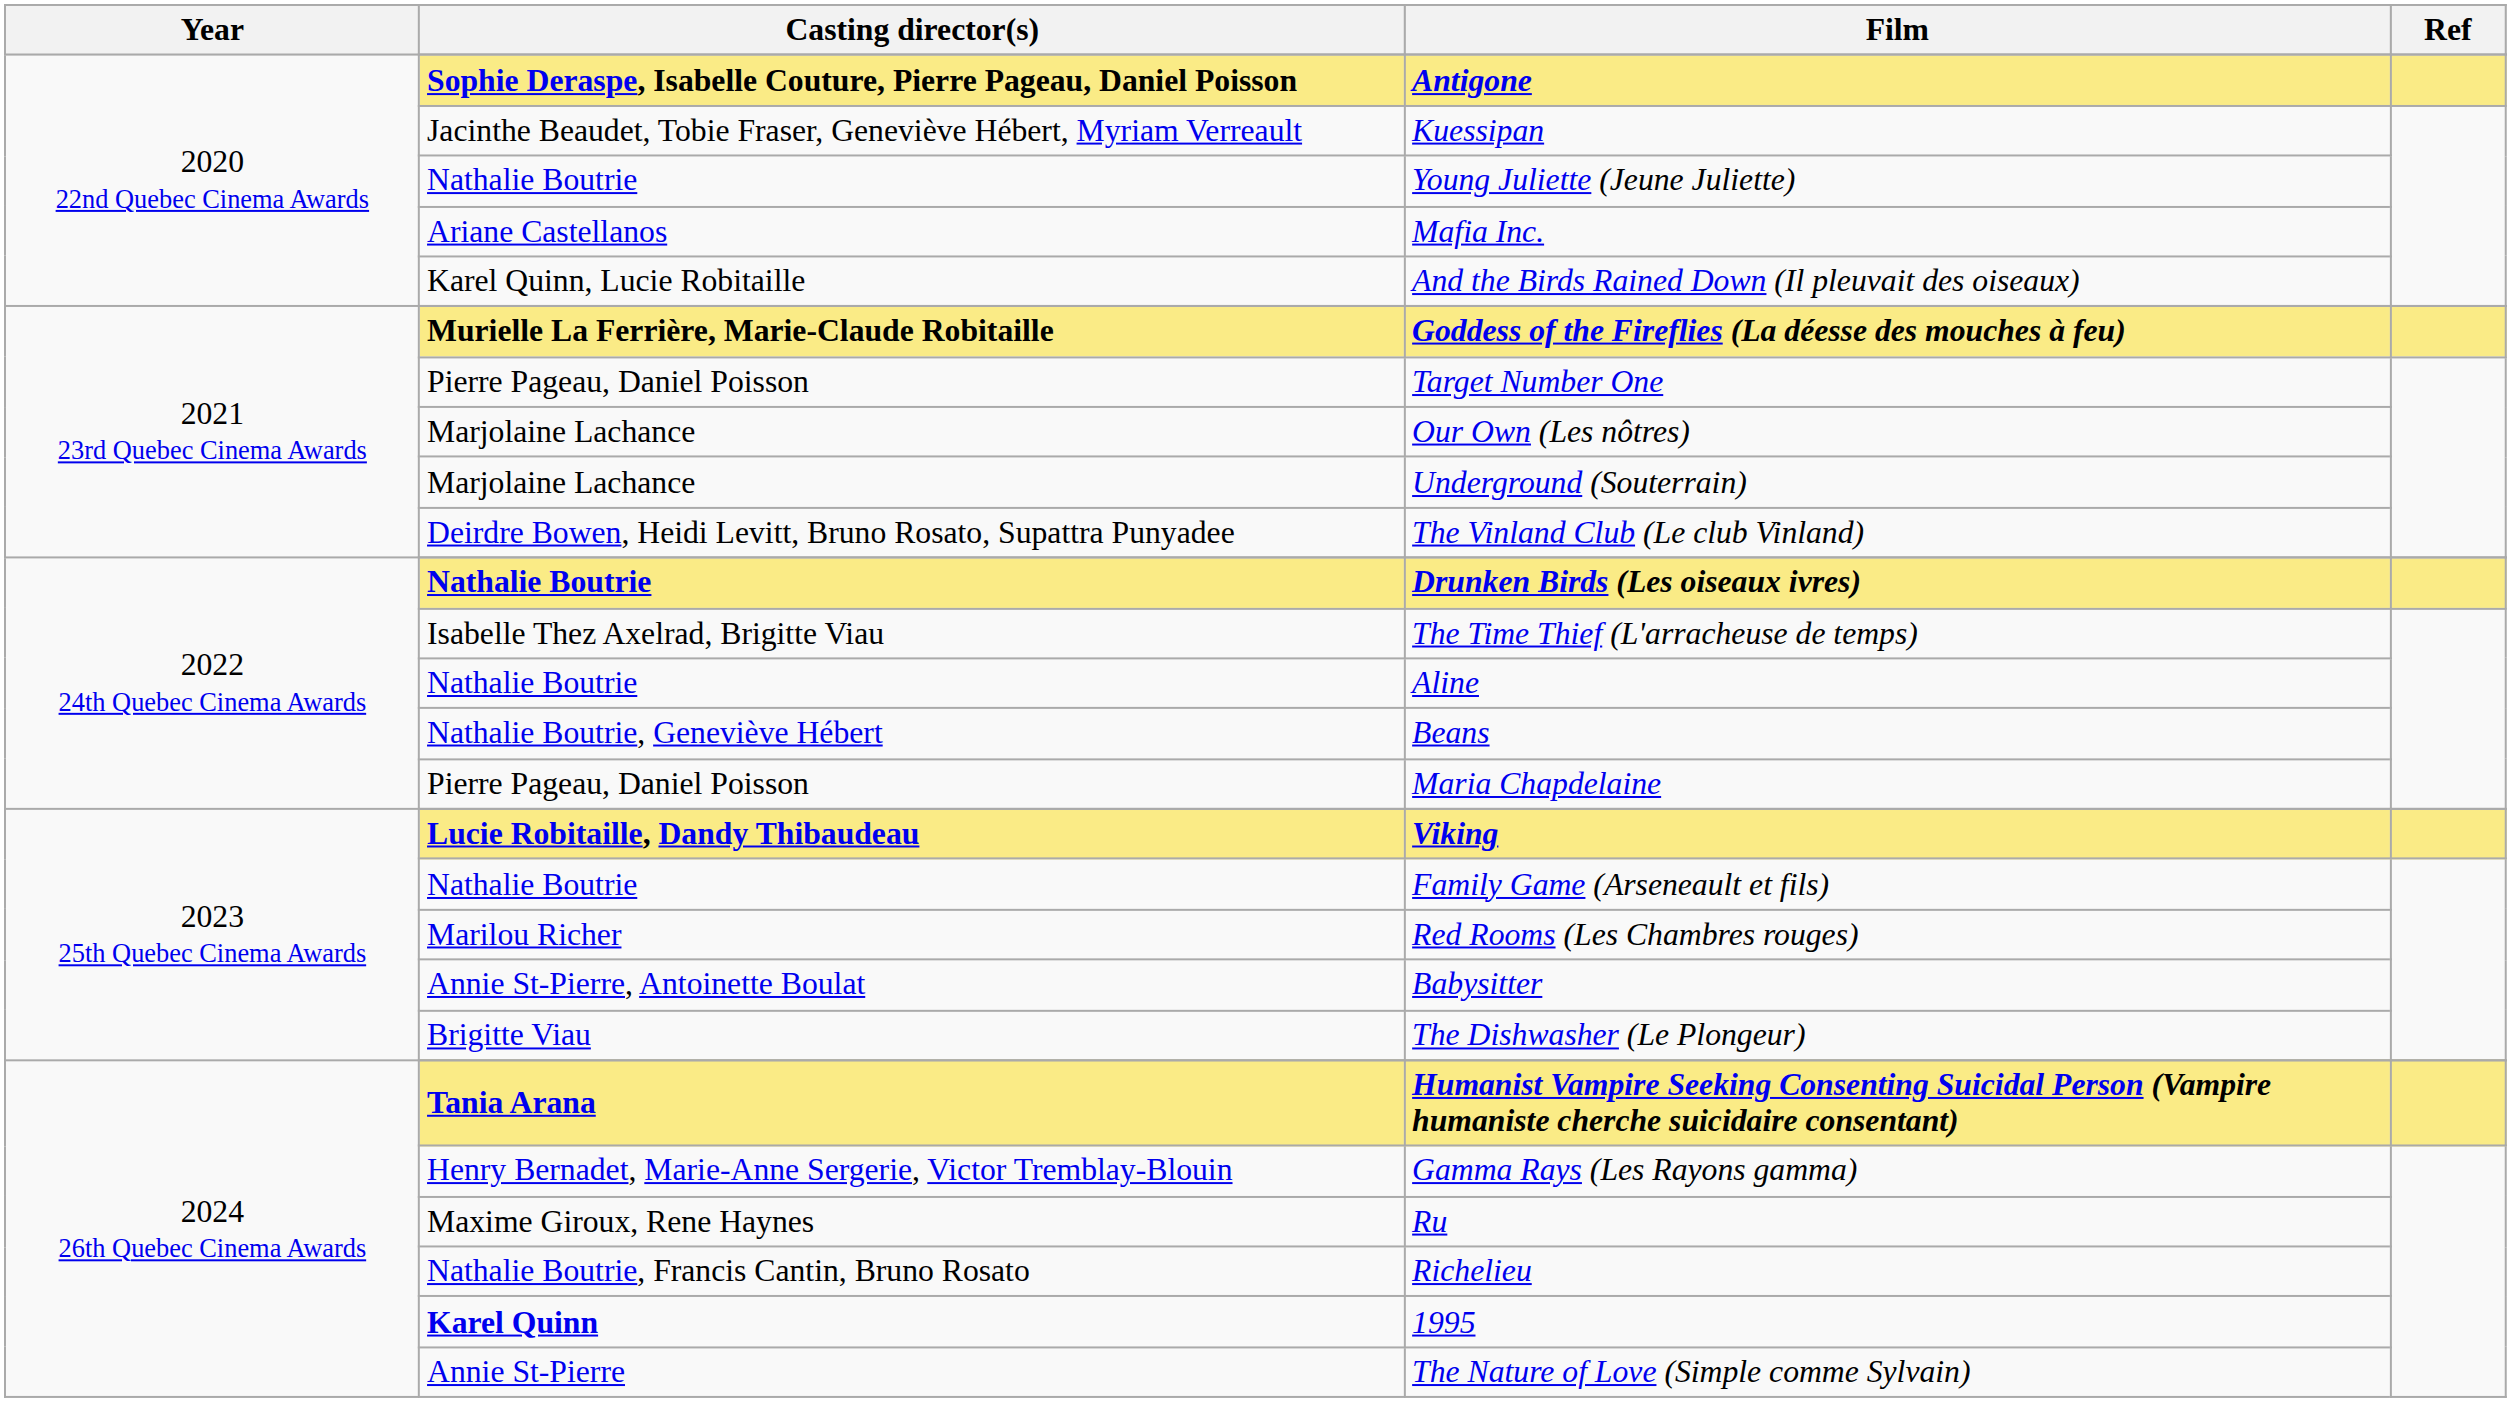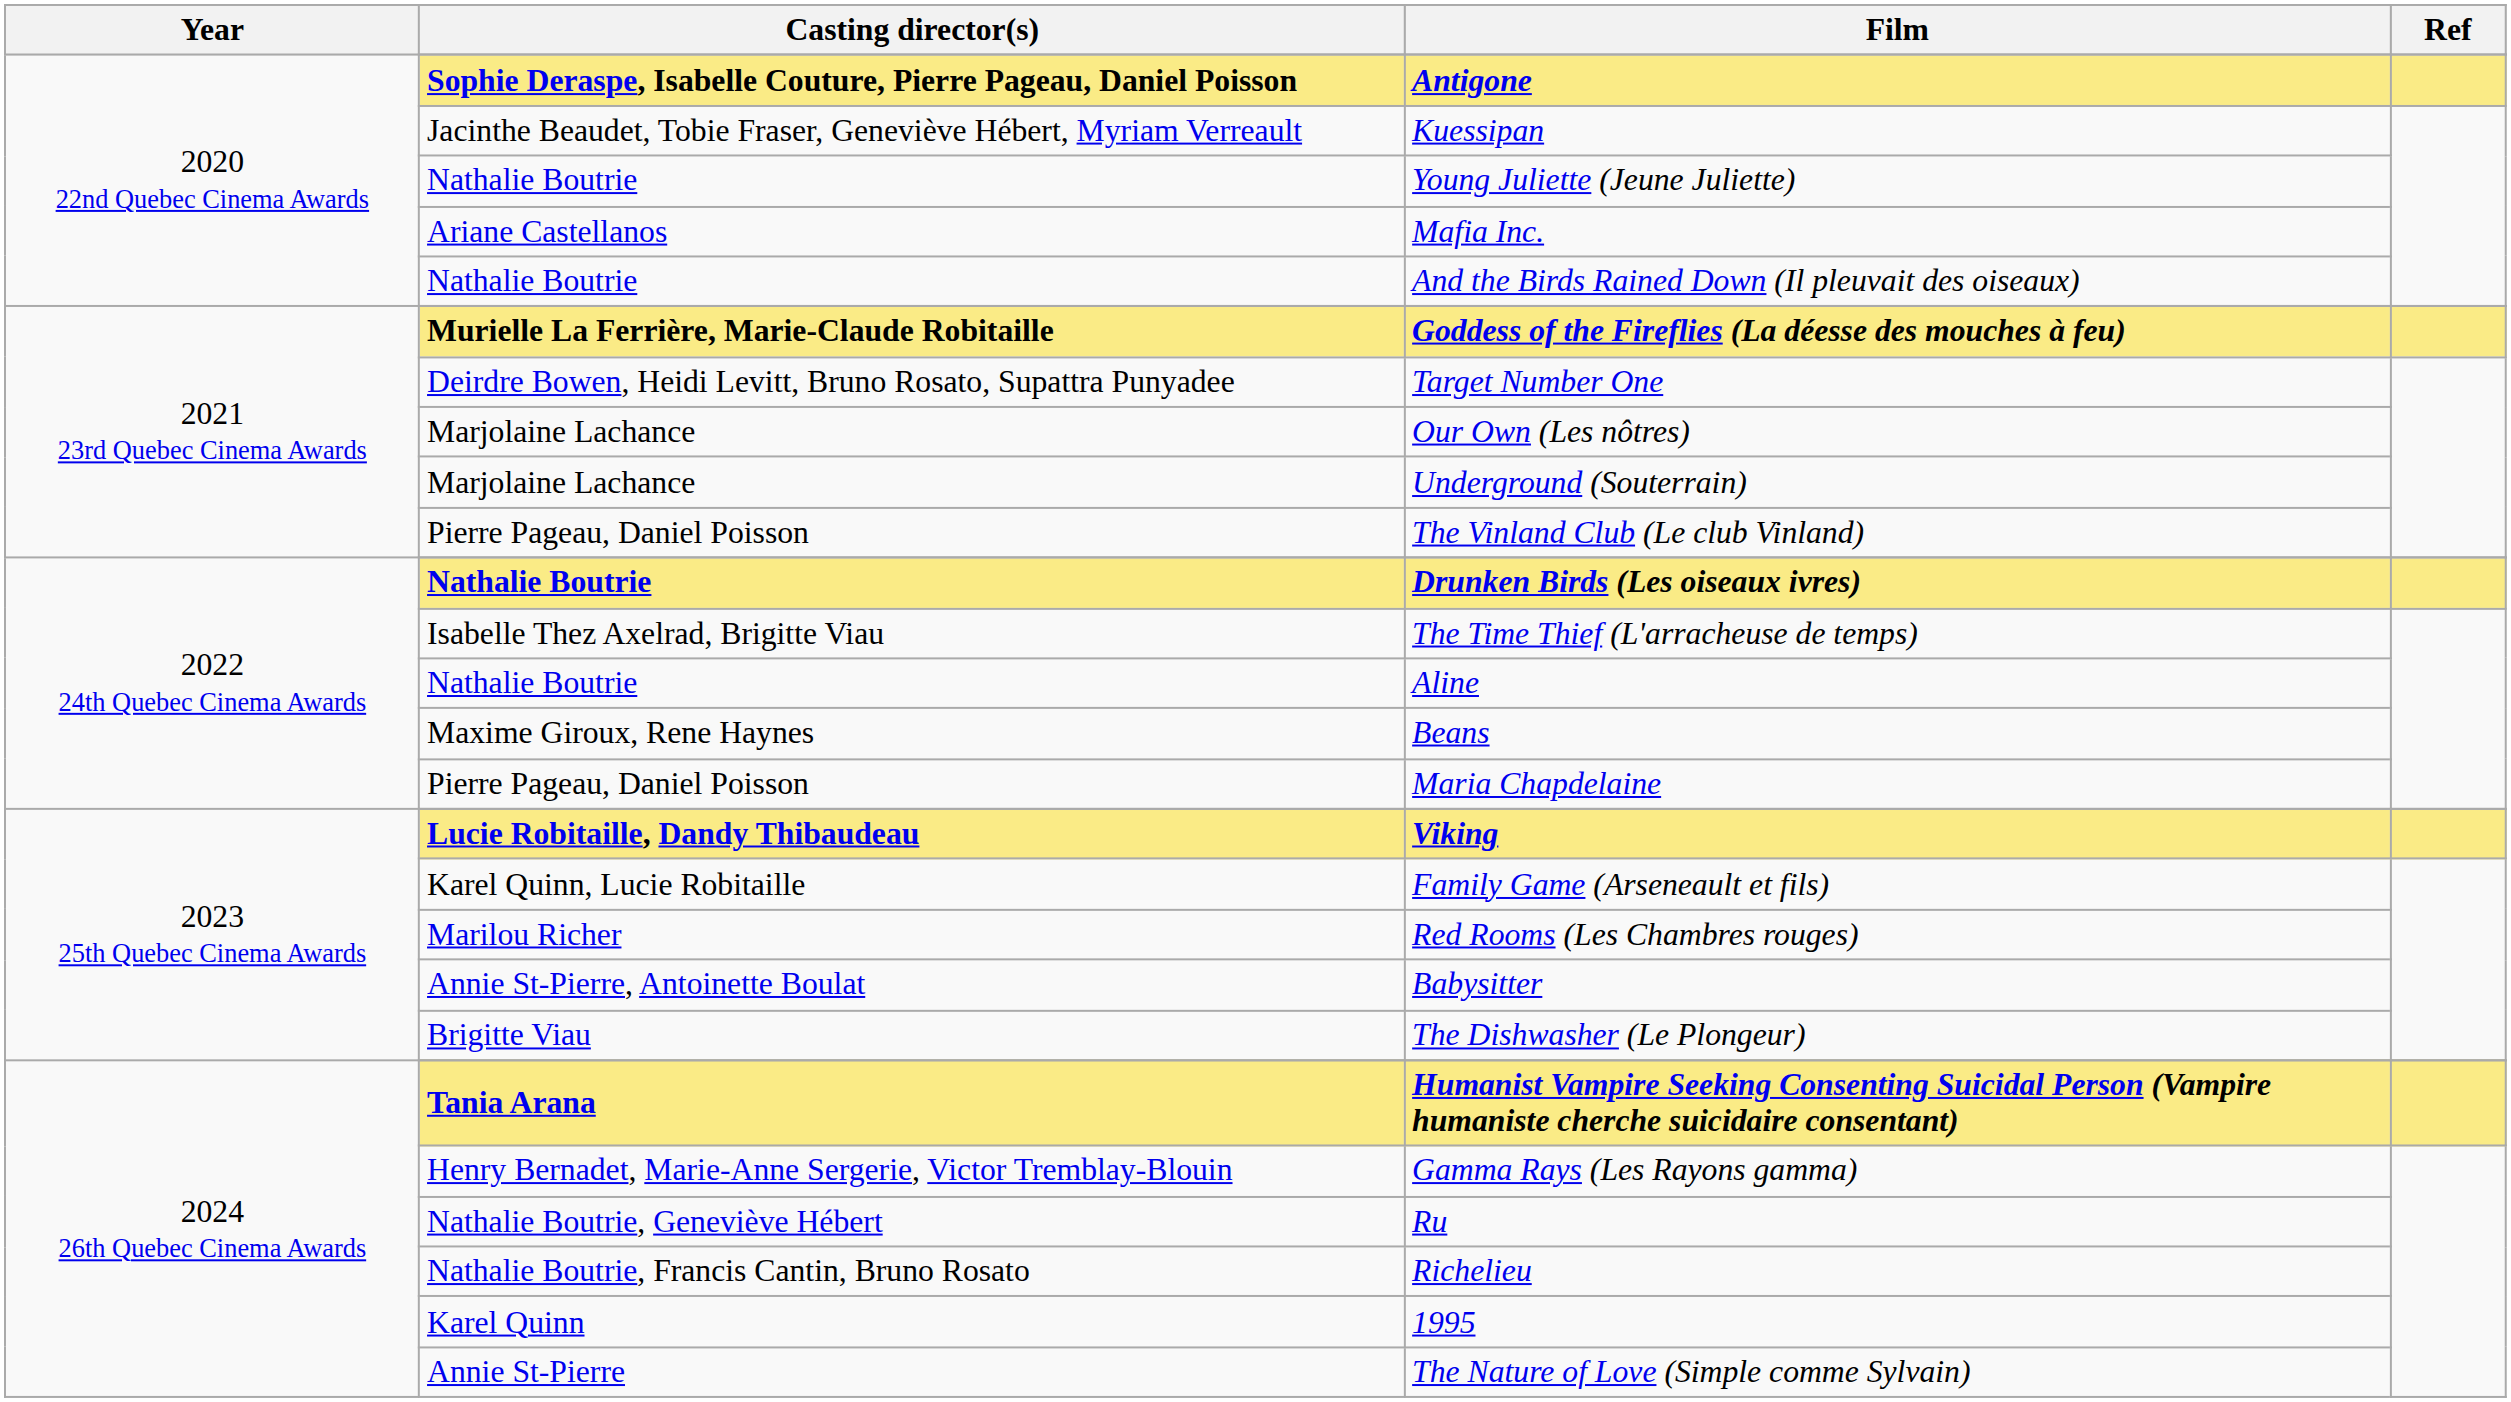(616, 280) Karel Quinn, Lucie Robitaille -> (532, 280) Nathalie Boutrie
(618, 381) Pierre Pageau, Daniel Poisson -> (831, 381) Deirdre Bowen, Heidi Levitt, Bruno Rosato, Supattra Punyadee
(831, 532) Deirdre Bowen, Heidi Levitt, Bruno Rosato, Supattra Punyadee -> (618, 532) Pierre Pageau, Daniel Poisson
(655, 733) Nathalie Boutrie, Geneviève Hébert -> (621, 733) Maxime Giroux, Rene Haynes
(532, 883) Nathalie Boutrie -> (616, 883) Karel Quinn, Lucie Robitaille
(621, 1220) Maxime Giroux, Rene Haynes -> (655, 1220) Nathalie Boutrie, Geneviève Hébert
(513, 1321) bold -> (506, 1321) normal
